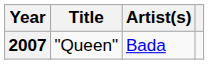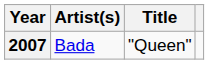columns swapped: (86, 18) <-> (159, 18)
